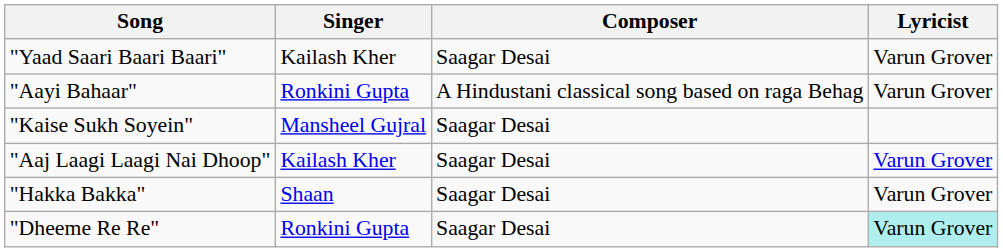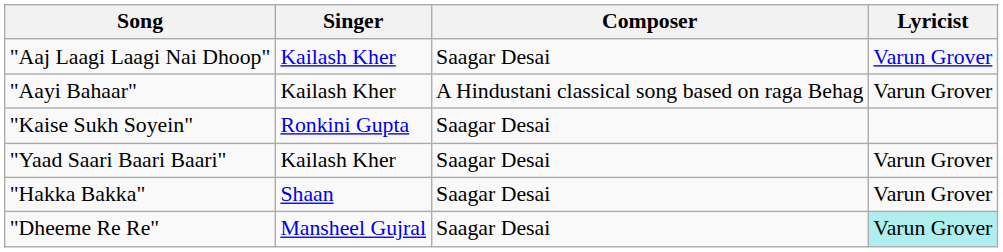rows swapped: (140, 159) <-> (118, 56)
(345, 90) Ronkini Gupta -> (338, 90) Kailash Kher
(353, 125) Mansheel Gujral -> (345, 125) Ronkini Gupta
(345, 228) Ronkini Gupta -> (353, 228) Mansheel Gujral
